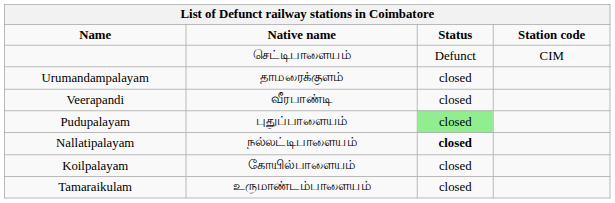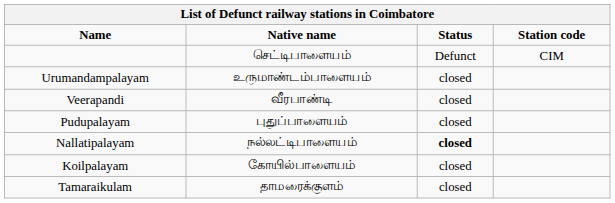(302, 77) தாமரைக்குளம் -> (302, 77) உருமாண்டம்பாளையம்
(455, 121) lightgreen background -> (455, 121) no background
(302, 186) உருமாண்டம்பாளையம் -> (302, 186) தாமரைக்குளம்
